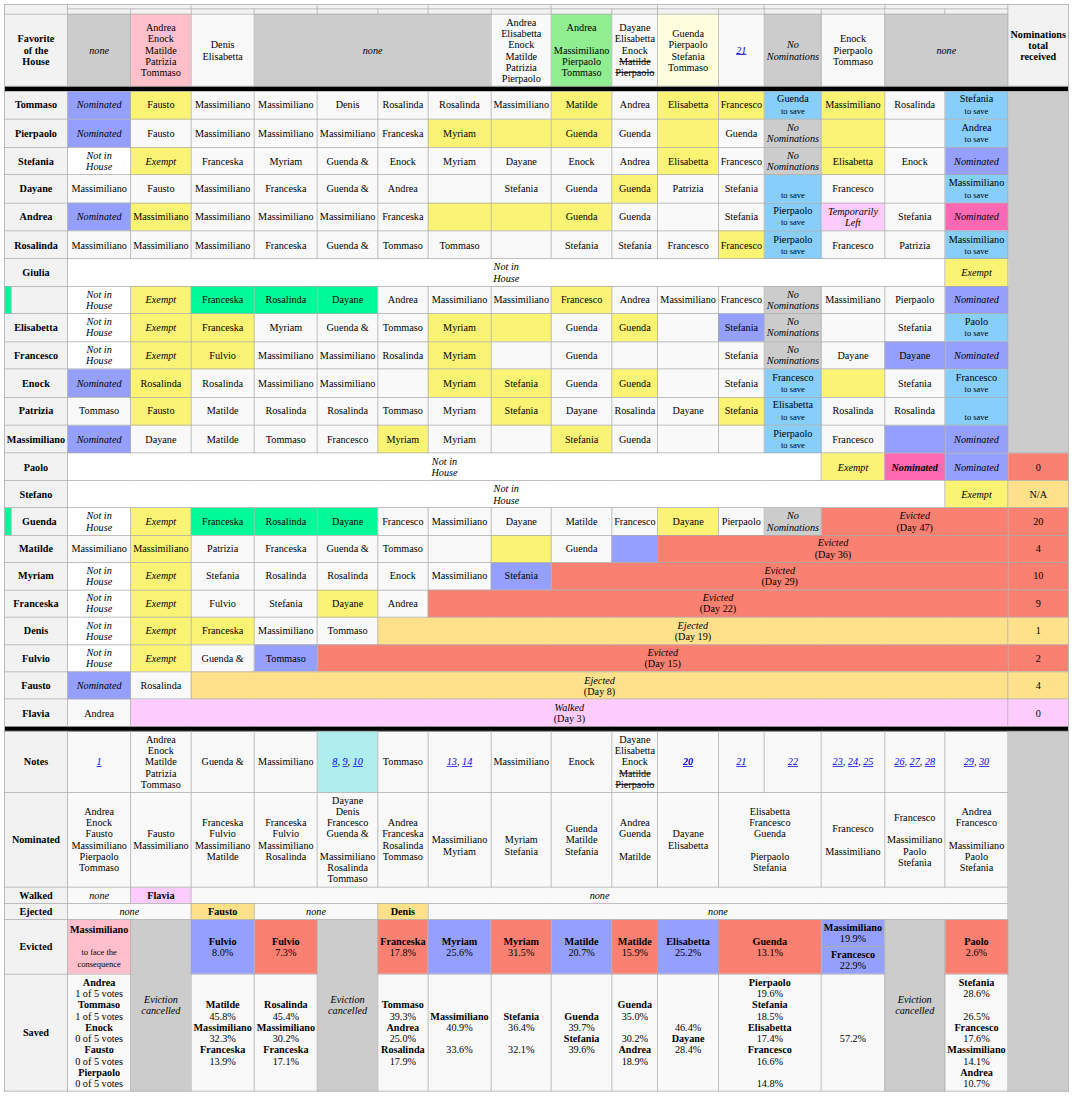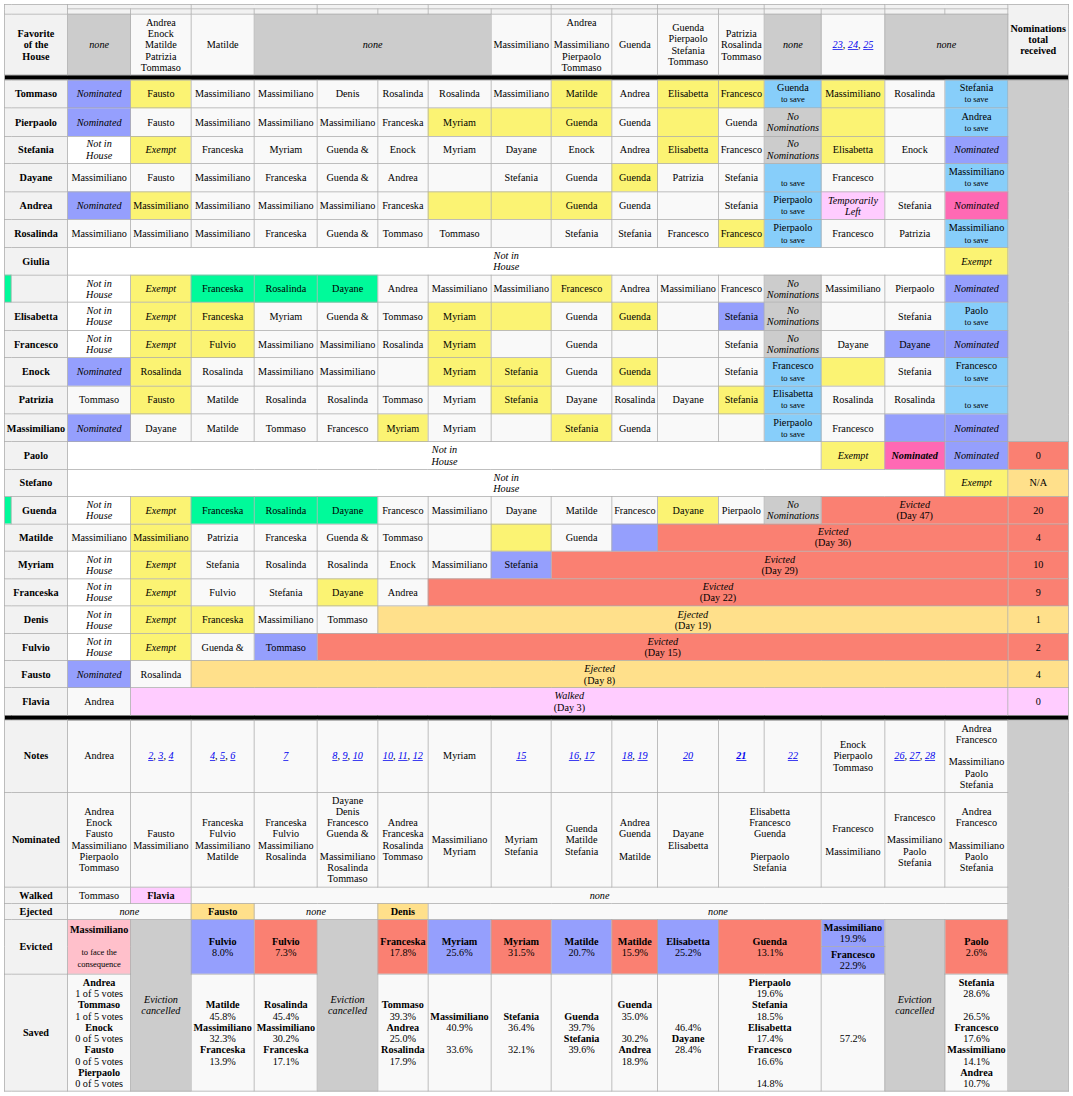(161, 50) pink background -> (161, 44) no background
(223, 50) Denis Elisabetta -> (223, 44) Matilde
(521, 50) Andrea Elisabetta Enock Matilde Patrizia Pierpaolo -> (521, 44) Massimiliano
(582, 50) lightgreen background -> (582, 44) no background
(635, 50) Dayane Elisabetta Enock Matilde Pierpaolo -> (635, 44) Guenda
(688, 50) lightyellow background -> (688, 44) no background
(741, 50) 21 -> (741, 44) Patrizia Rosalinda Tommaso
(793, 50) No Nominations -> (793, 44) none
(853, 50) Enock Pierpaolo Tommaso -> (853, 44) 23, 24, 25
(99, 761) 1 -> (99, 756) Andrea
(161, 761) Andrea Enock Matilde Patrizia Tommaso -> (161, 756) 2, 3, 4
(223, 761) Guenda & -> (223, 756) 4, 5, 6
(286, 761) Massimiliano -> (286, 756) 7
(348, 761) paleturquoise background -> (348, 756) no background
(403, 761) Tommaso -> (403, 756) 10, 11, 12
(459, 761) 13, 14 -> (459, 756) Myriam
(521, 761) Massimiliano -> (521, 756) 15
(582, 761) Enock -> (582, 756) 16, 17
(635, 761) Dayane Elisabetta Enock Matilde Pierpaolo -> (635, 756) 18, 19
(688, 761) bold -> (688, 756) normal
(741, 761) normal -> (741, 756) bold
(853, 761) 23, 24, 25 -> (853, 756) Enock Pierpaolo Tommaso
(976, 761) 29, 30 -> (976, 756) Andrea Francesco Massimiliano Paolo Stefania
(99, 895) none -> (99, 895) Tommaso
